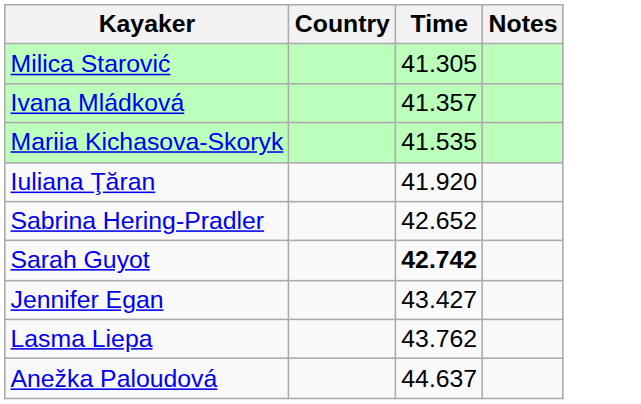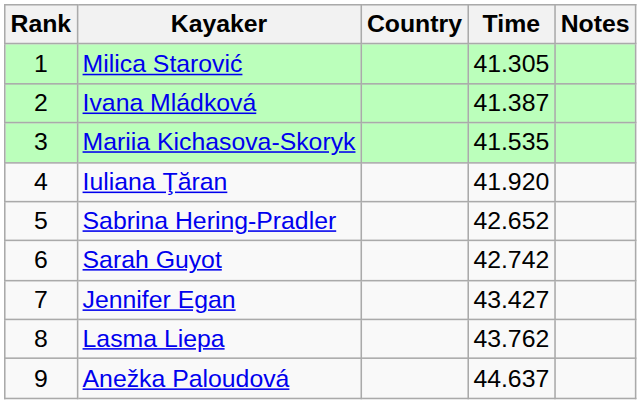+ column: (41, 24)
(439, 102) 41.357 -> (511, 102) 41.387
(439, 260) bold -> (511, 260) normal
